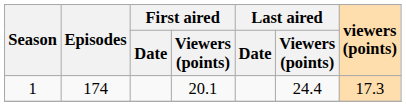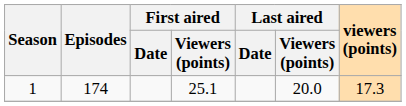(203, 88) 20.1 -> (203, 88) 25.1
(307, 88) 24.4 -> (307, 88) 20.0
